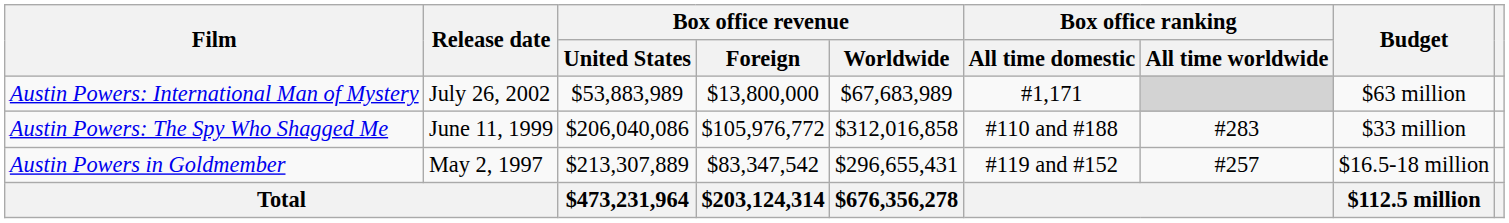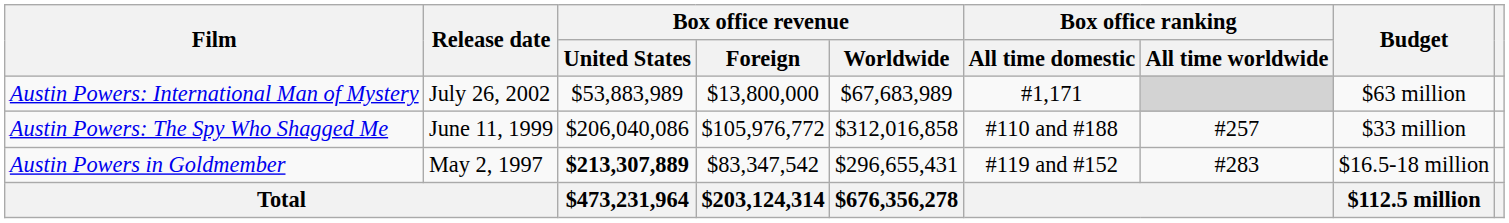(1237, 128) #283 -> (1237, 128) #257
(627, 164) normal -> (627, 164) bold
(1237, 164) #257 -> (1237, 164) #283
